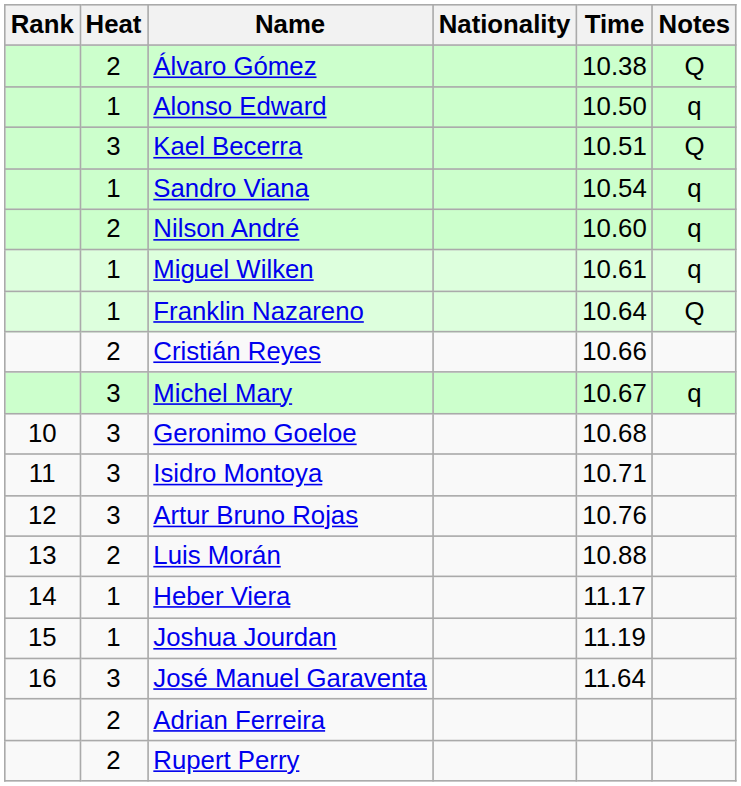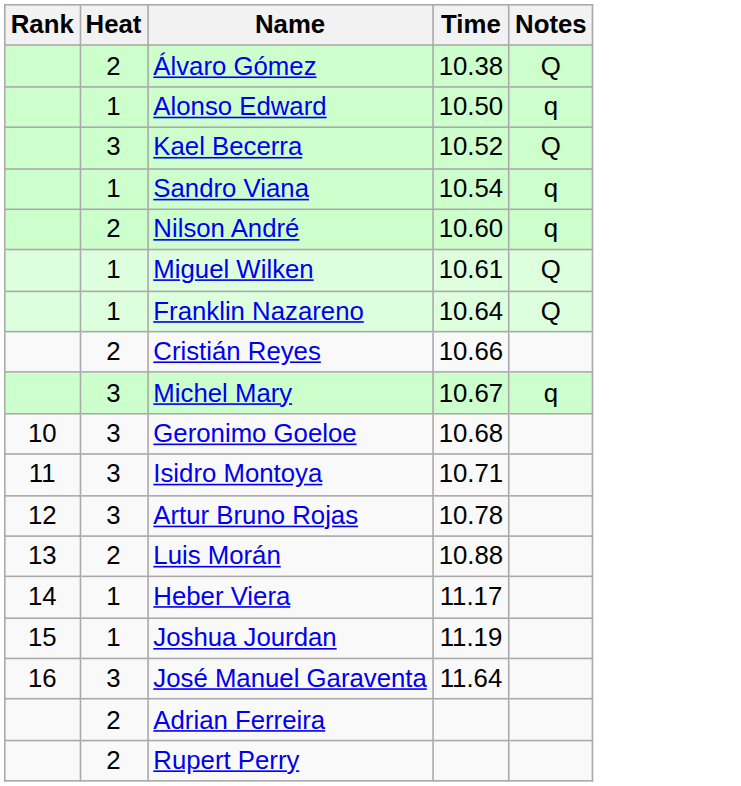- column: (505, 24)
(615, 147) 10.51 -> (471, 147) 10.52
(694, 270) q -> (551, 270) Q
(615, 515) 10.76 -> (471, 515) 10.78
